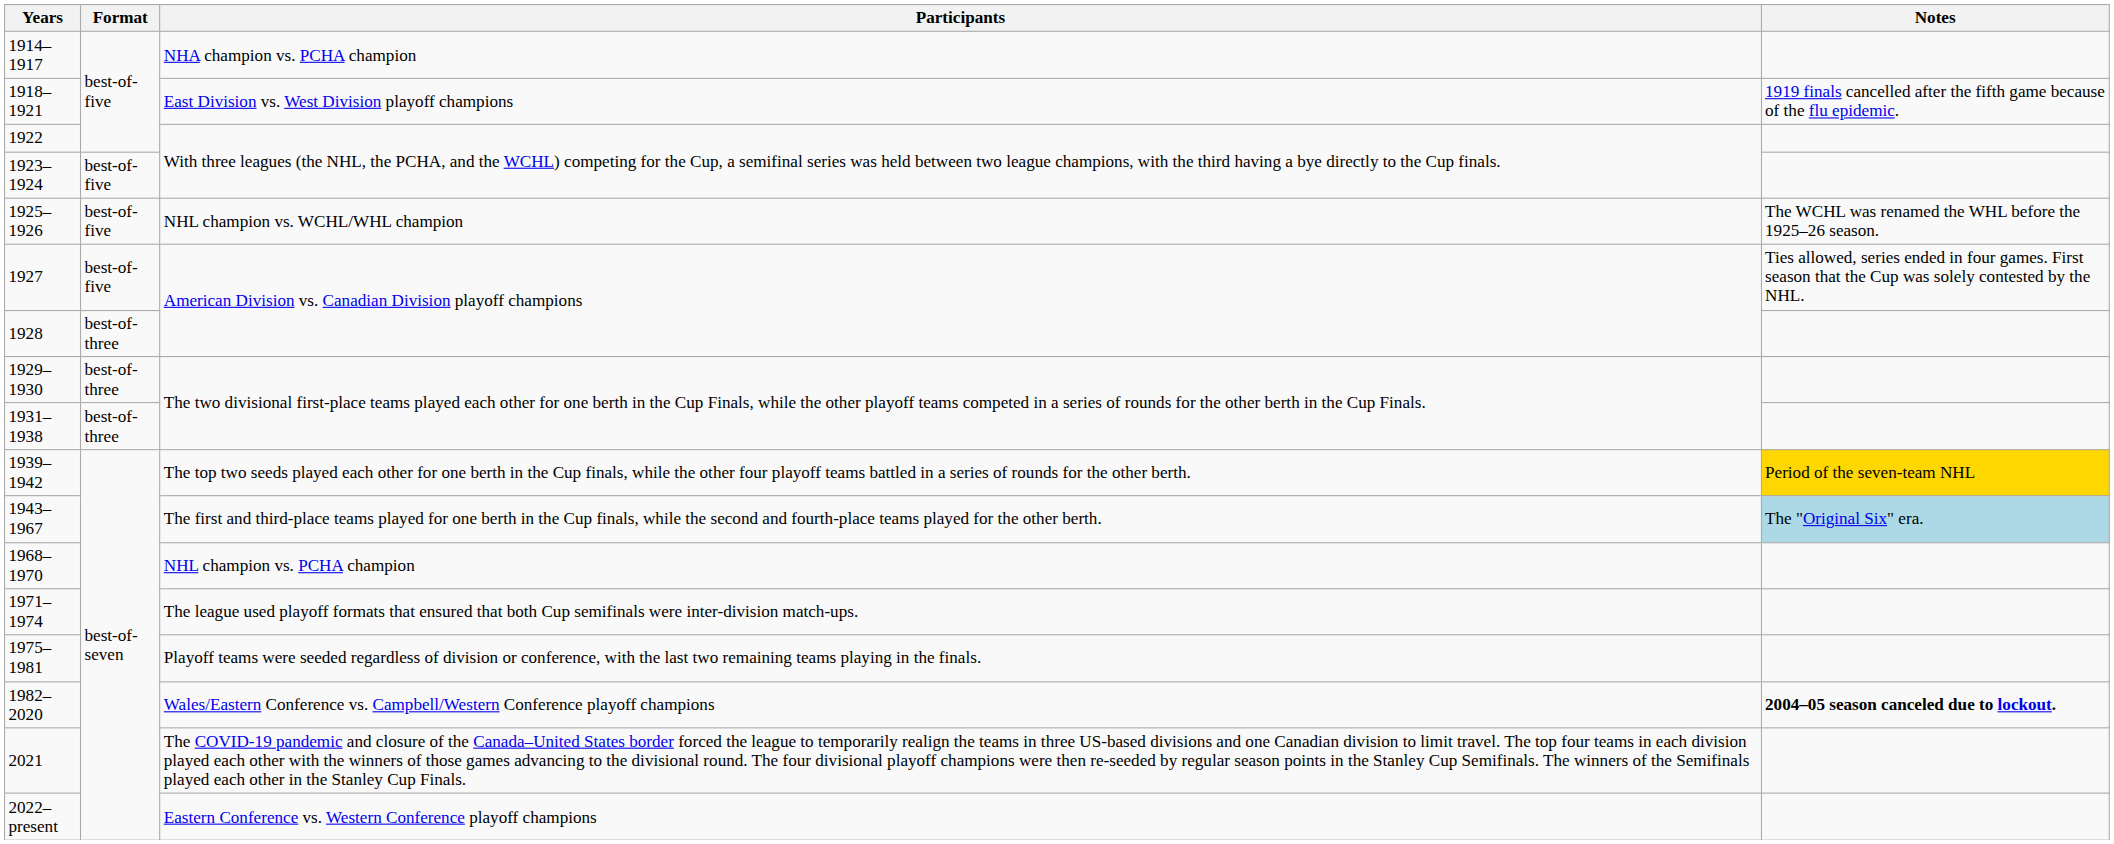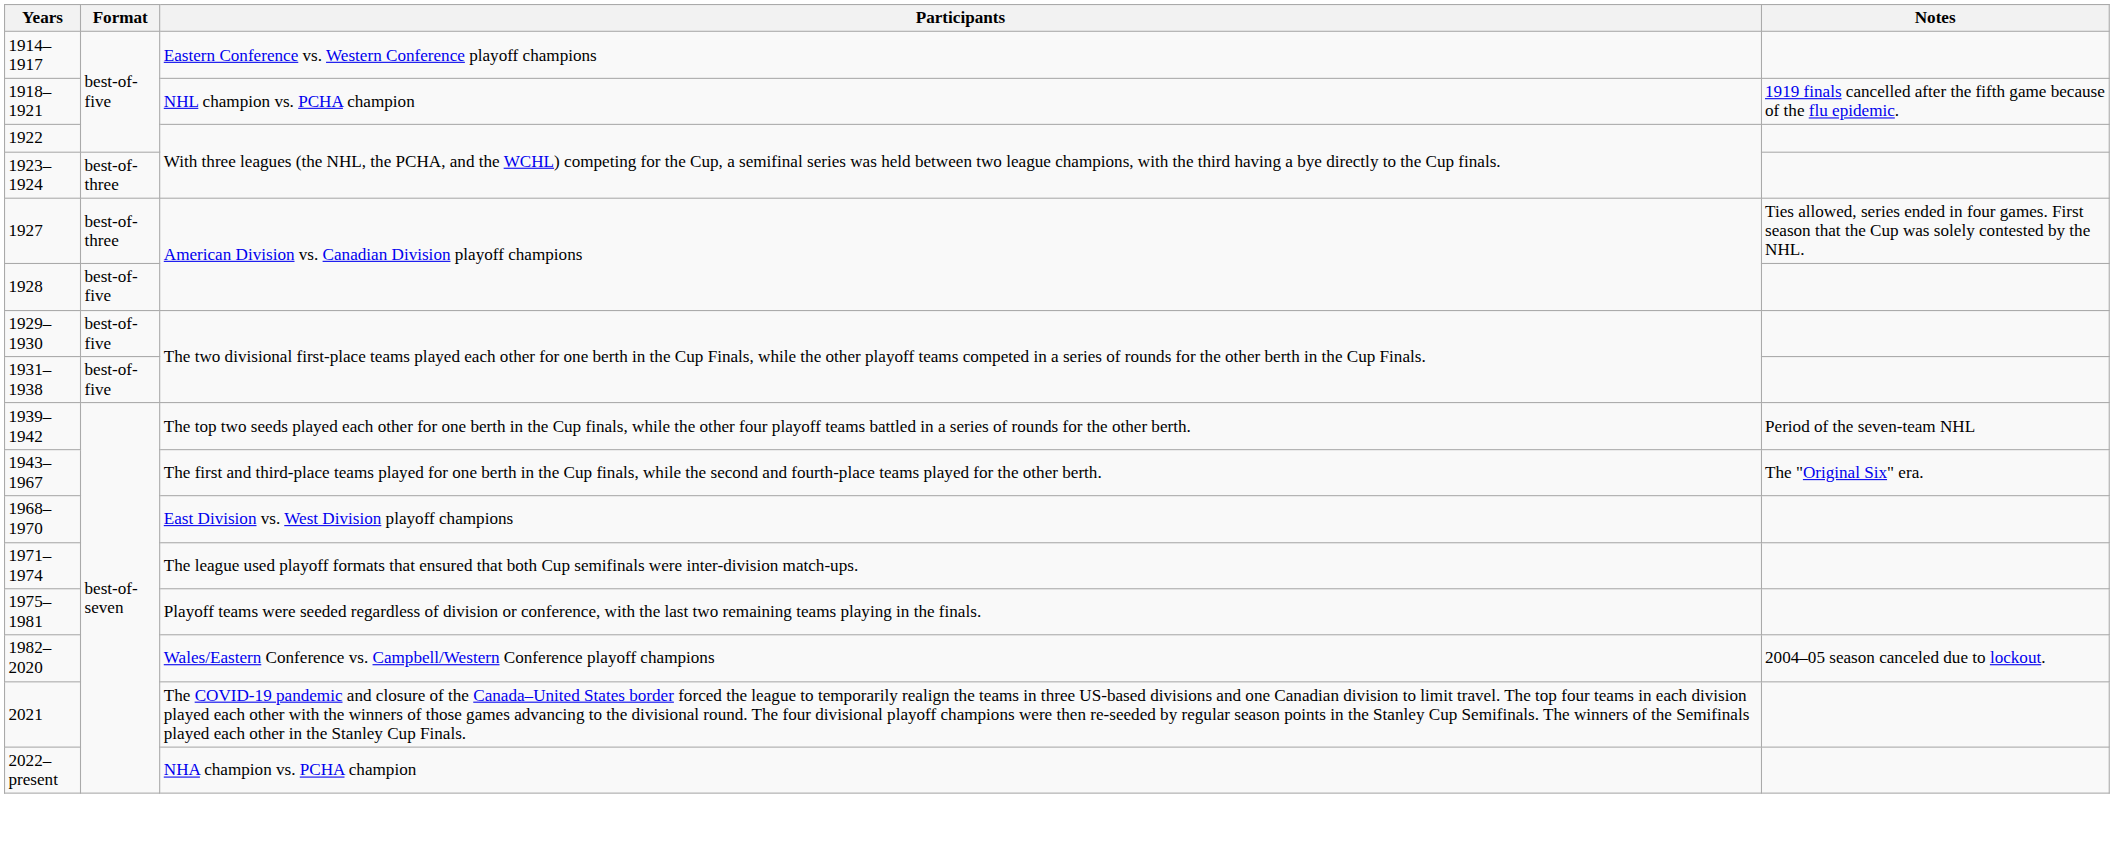(290, 54) NHA champion vs. PCHA champion -> (380, 54) Eastern Conference vs. Western Conference playoff champions
(338, 101) East Division vs. West Division playoff champions -> (289, 101) NHL champion vs. PCHA champion
(111, 174) best-of-five -> (111, 174) best-of-three
- row: (30, 221)
(111, 277) best-of-five -> (111, 230) best-of-three
(111, 333) best-of-three -> (111, 286) best-of-five
(111, 379) best-of-three -> (111, 333) best-of-five
(111, 426) best-of-three -> (111, 379) best-of-five
(1870, 472) gold background -> (1870, 426) no background
(1844, 518) lightblue background -> (1844, 472) no background
(289, 565) NHL champion vs. PCHA champion -> (338, 518) East Division vs. West Division playoff champions
(1911, 704) bold -> (1905, 658) normal
(380, 816) Eastern Conference vs. Western Conference playoff champions -> (290, 770) NHA champion vs. PCHA champion
